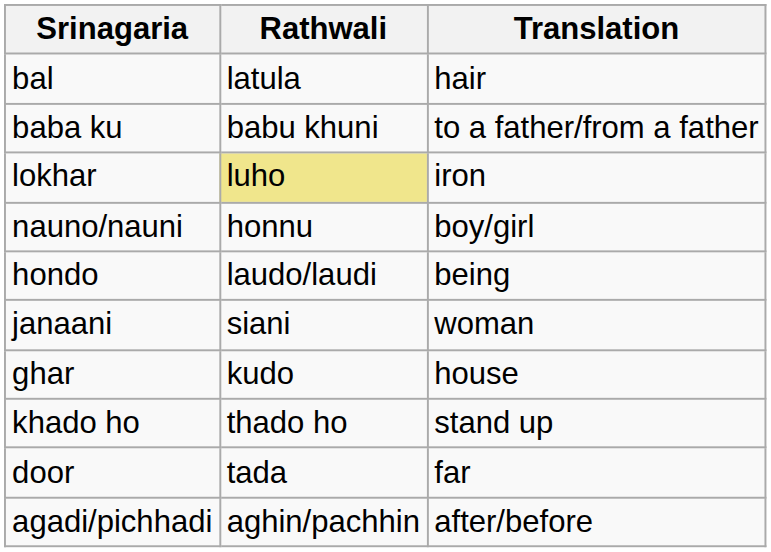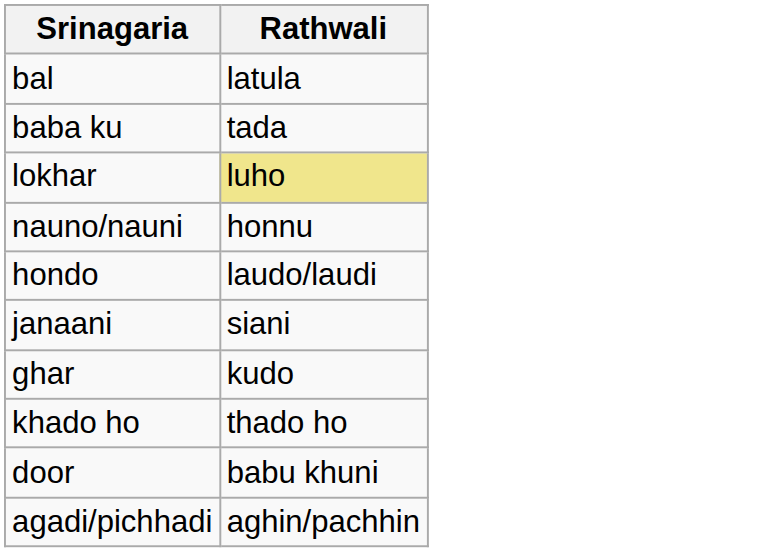- column: (596, 29)
(303, 127) babu khuni -> (257, 127) tada
(257, 472) tada -> (303, 472) babu khuni
